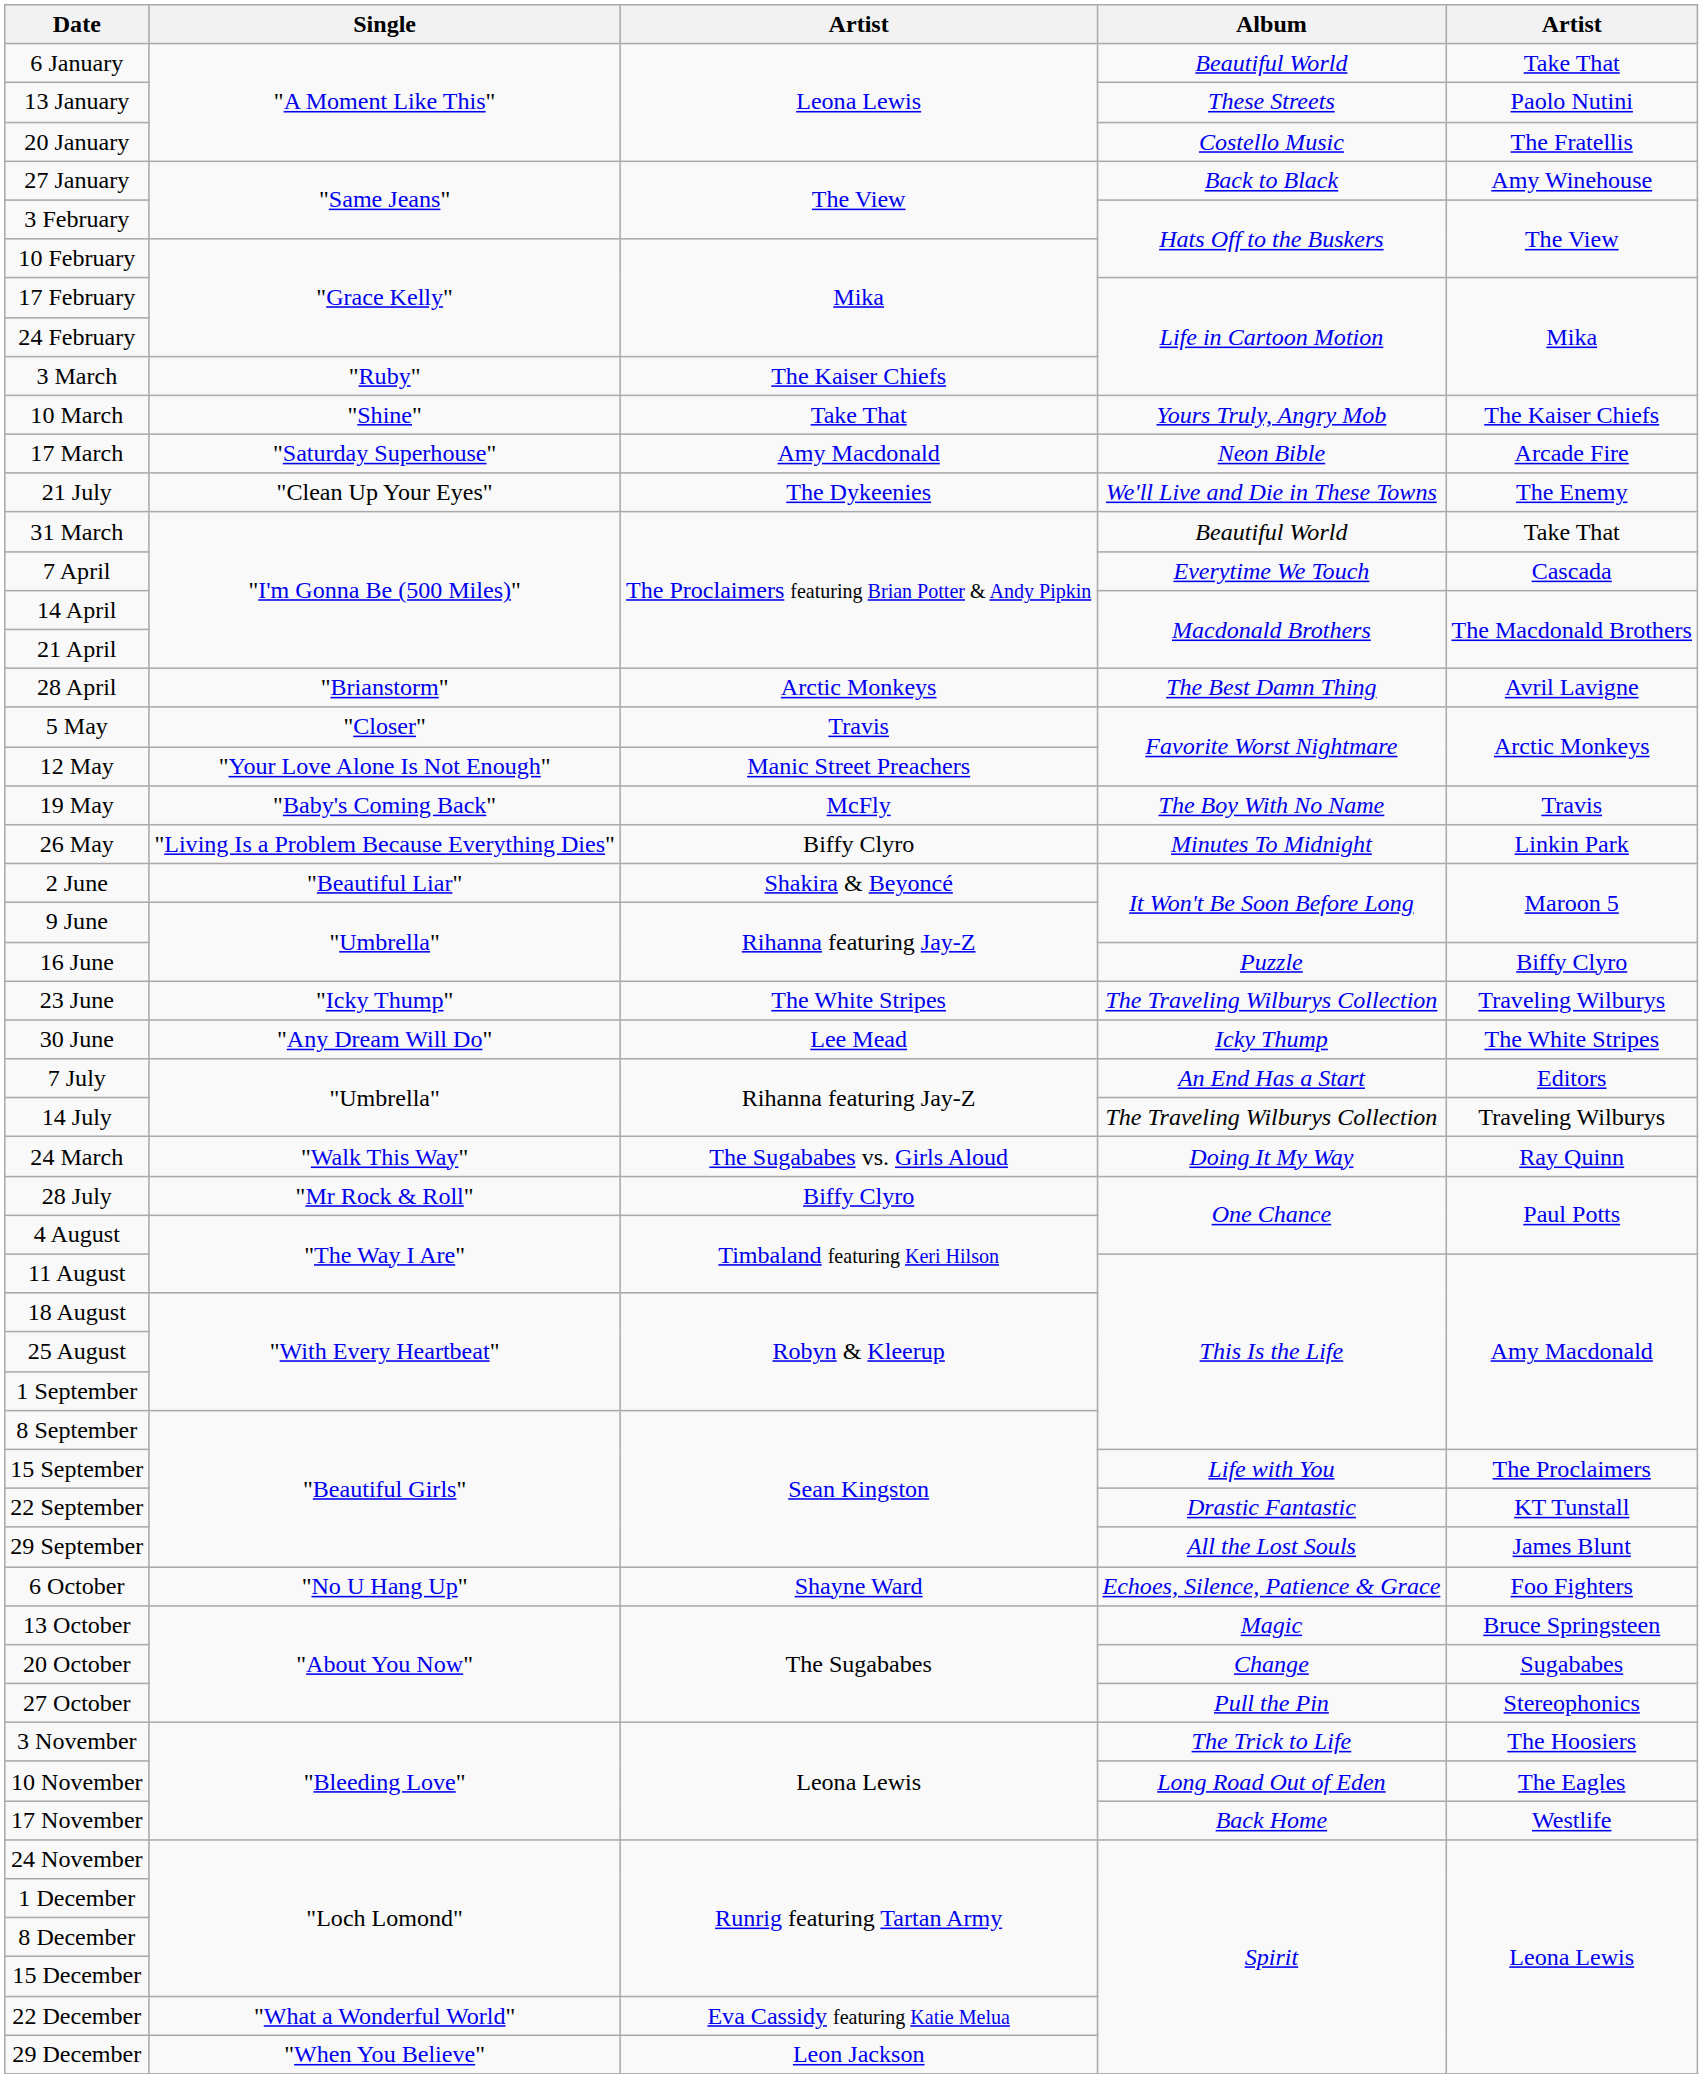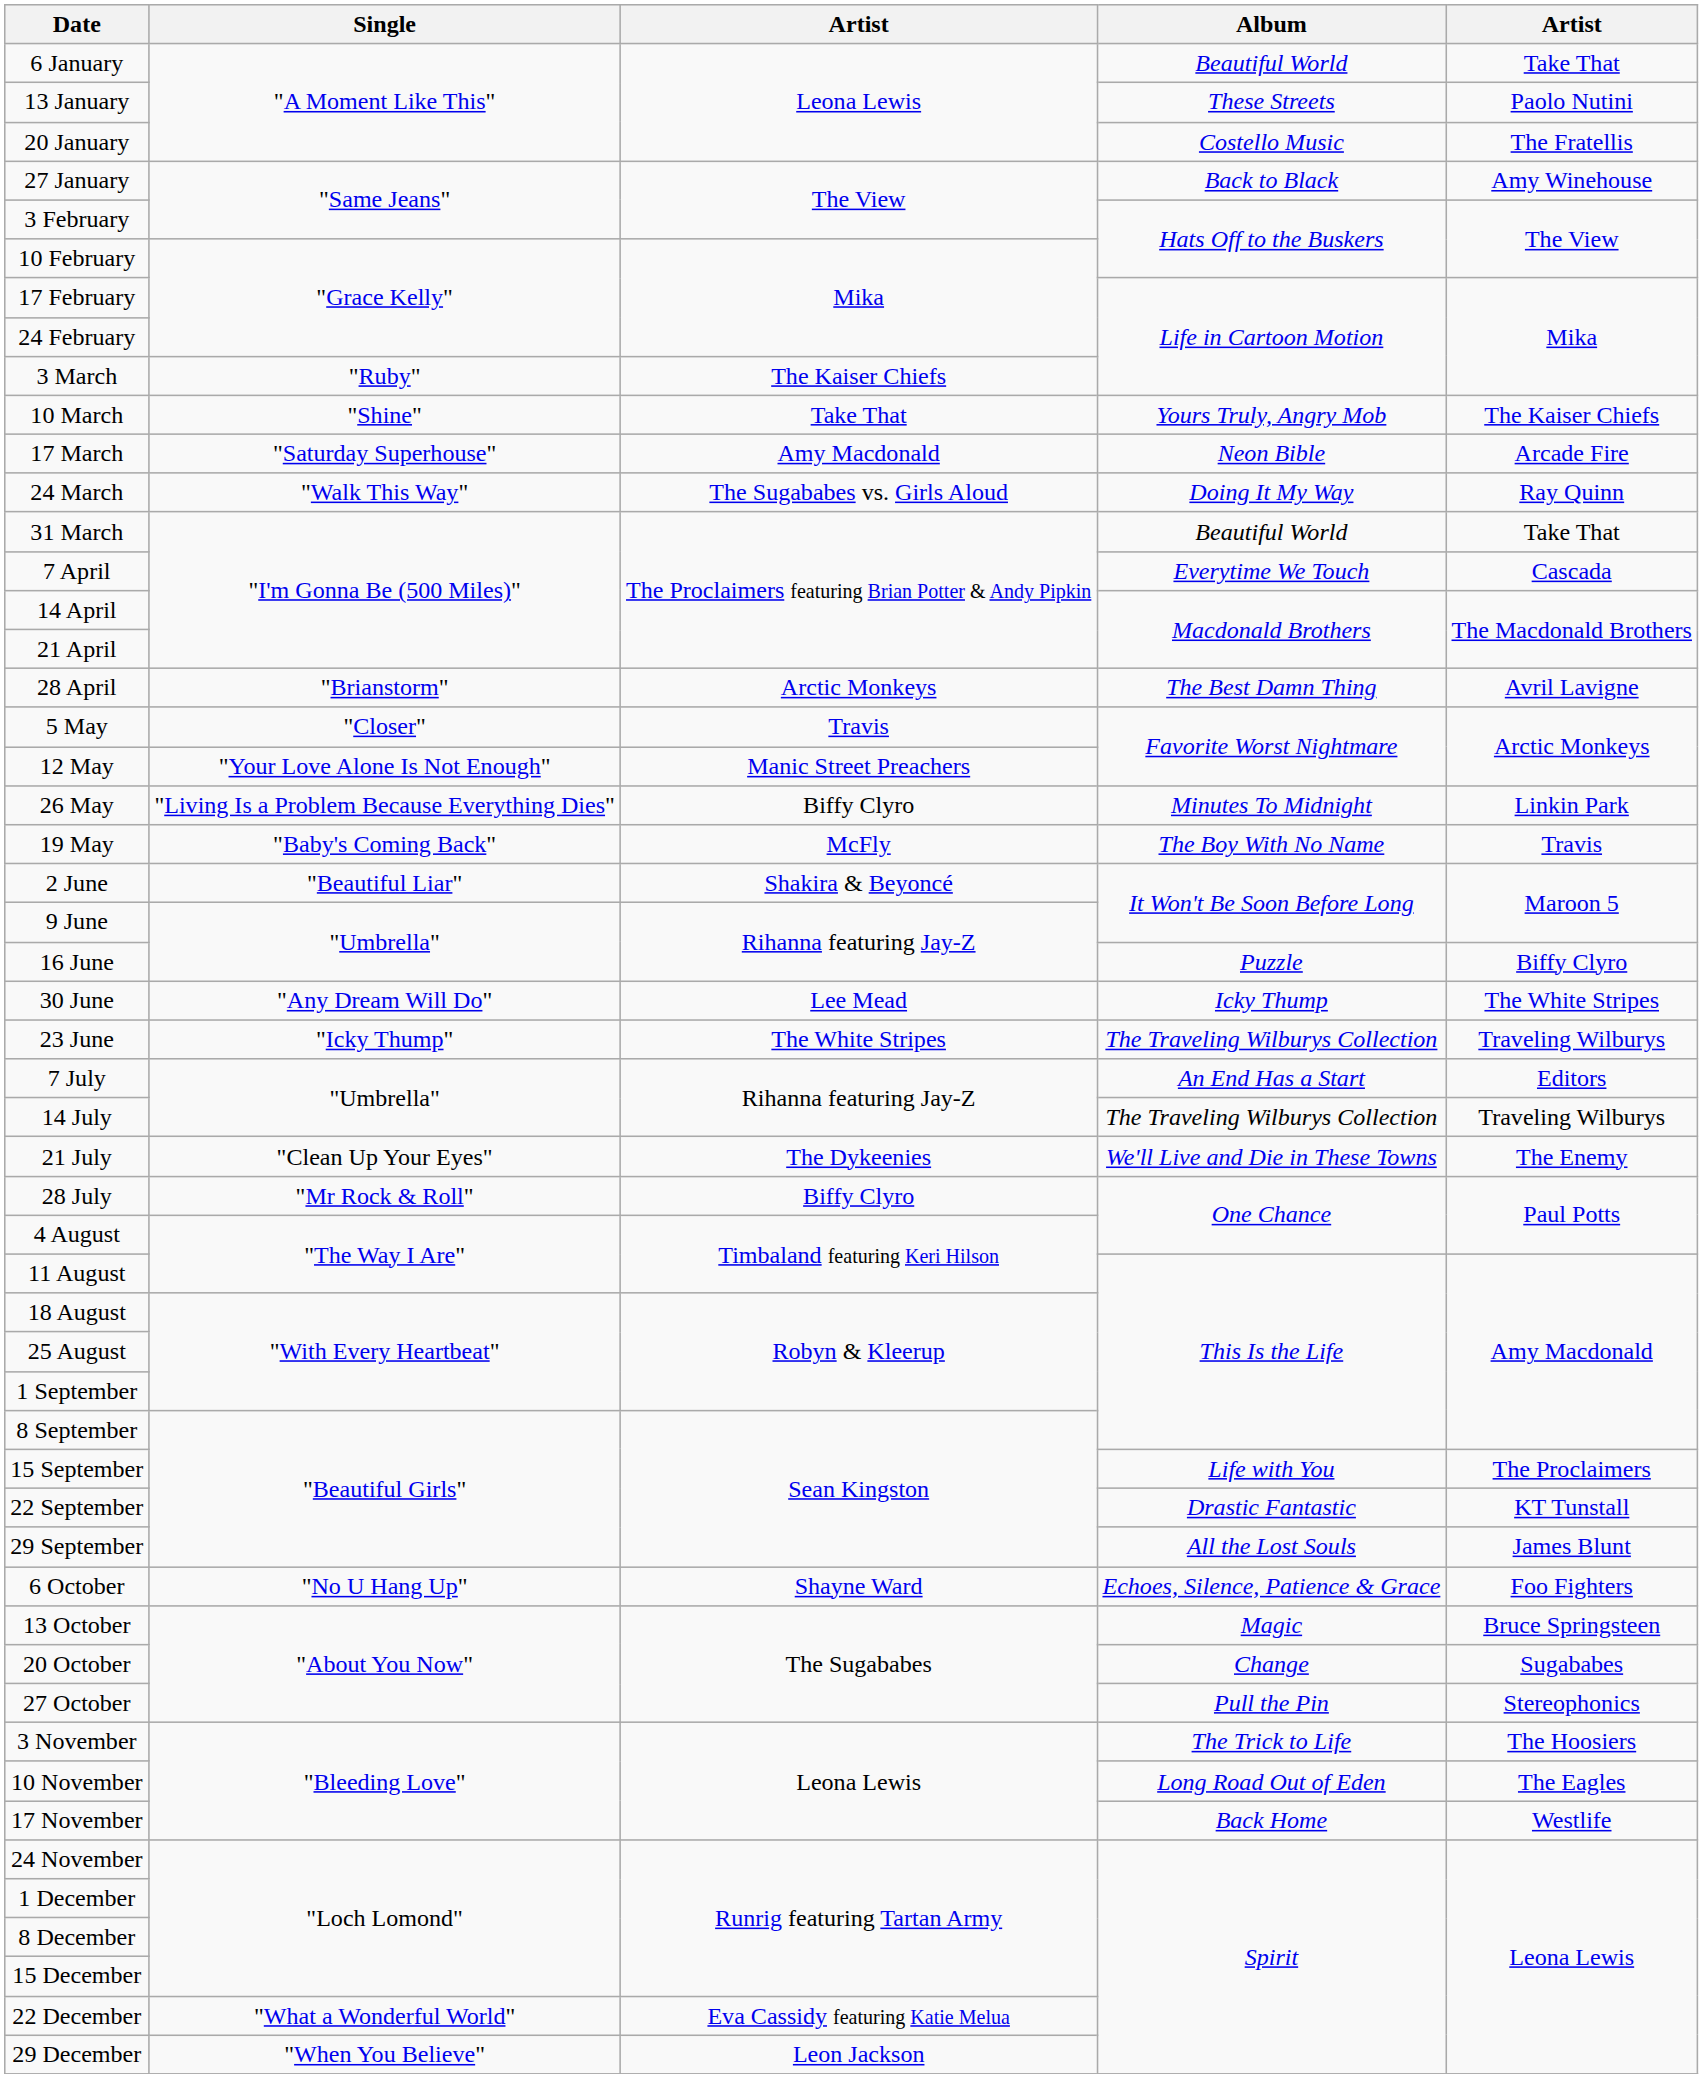rows swapped: (77, 1155) <-> (77, 492)
rows swapped: (77, 804) <-> (77, 843)
rows swapped: (77, 999) <-> (77, 1038)
